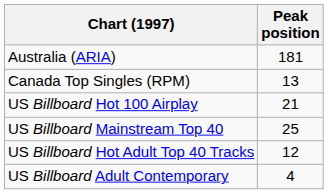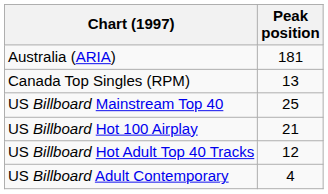rows swapped: (103, 104) <-> (116, 128)
